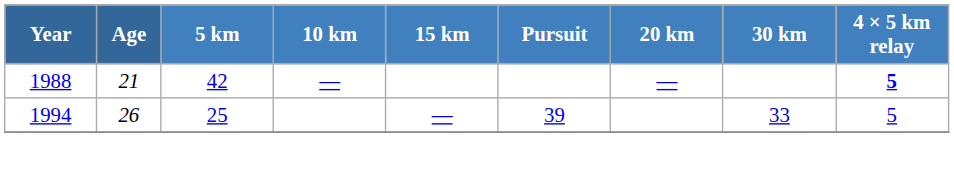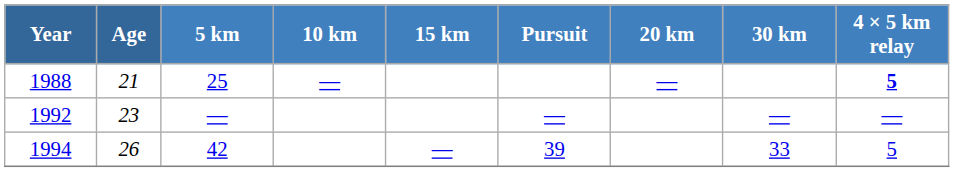(217, 80) 42 -> (217, 80) 25
+ row: (51, 115)
(217, 115) 25 -> (217, 149) 42
